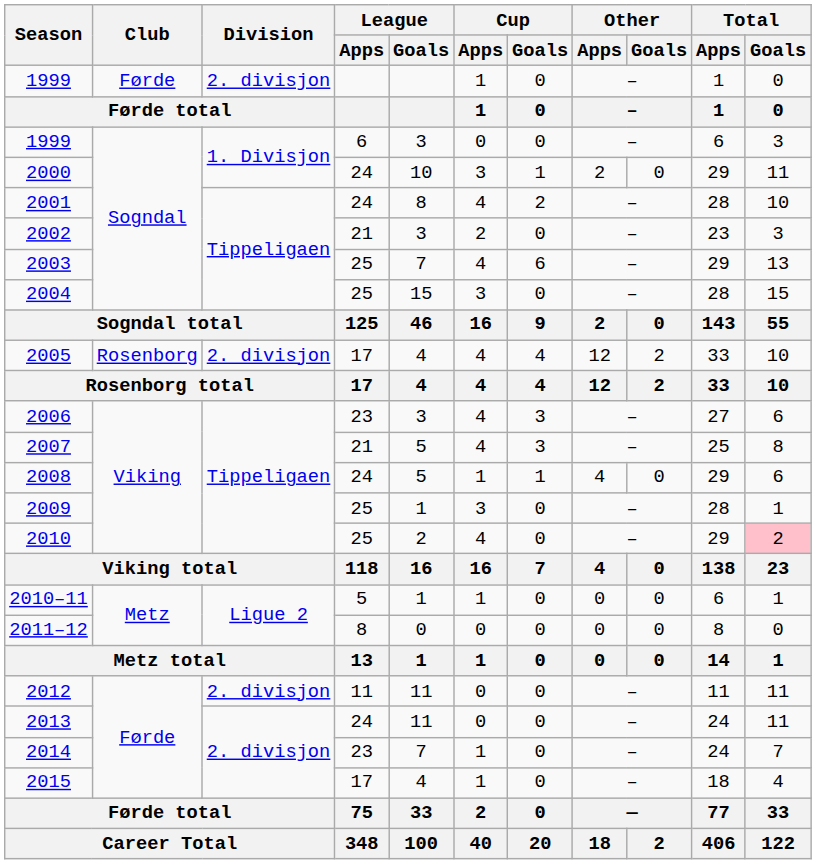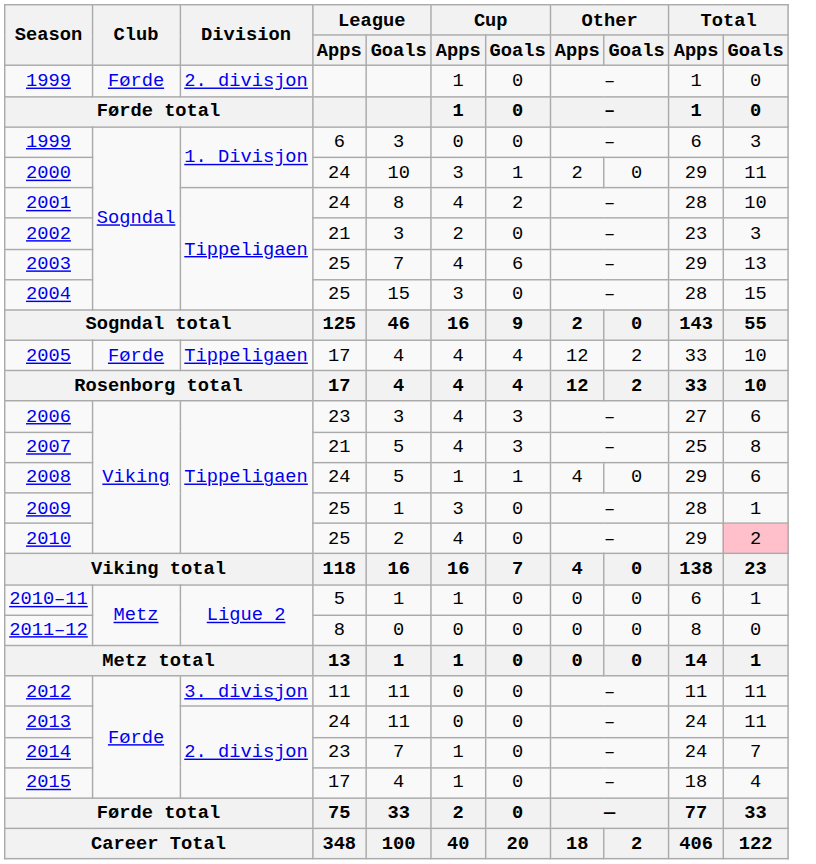(147, 356) Rosenborg -> (136, 356) Førde
(269, 356) 2. divisjon -> (246, 356) Tippeligaen
(269, 691) 2. divisjon -> (246, 691) 3. divisjon
